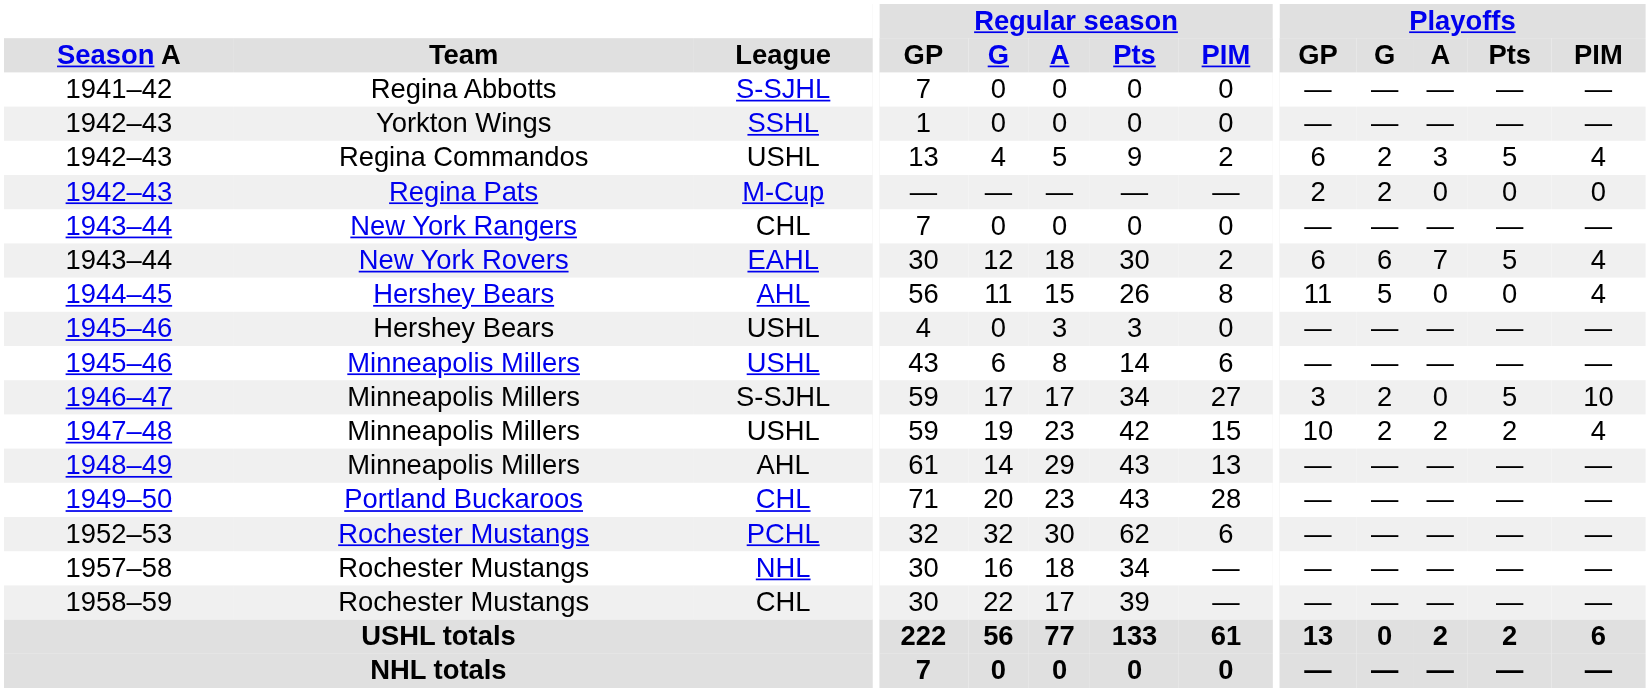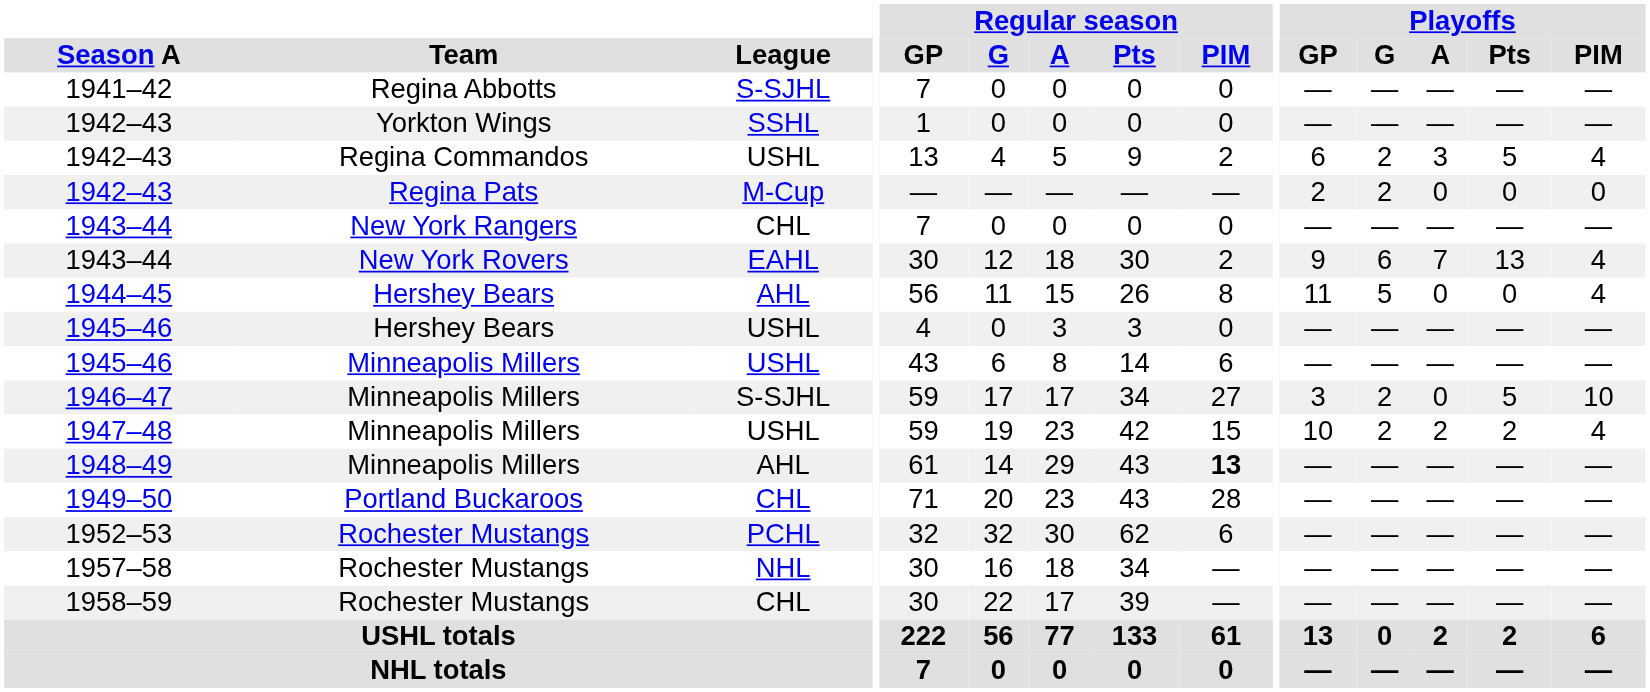(1318, 260) 6 -> (1318, 260) 9
(1510, 260) 5 -> (1510, 260) 13
(1226, 465) normal -> (1226, 465) bold
